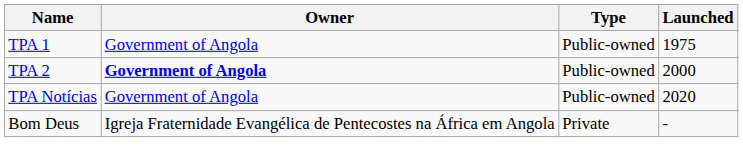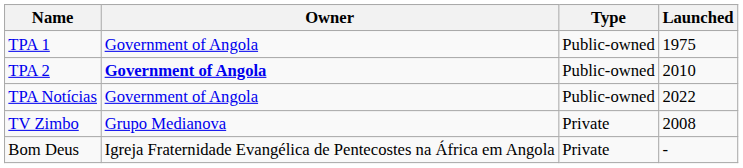(679, 70) 2000 -> (679, 70) 2010
(679, 96) 2020 -> (679, 96) 2022
+ row: (44, 123)
